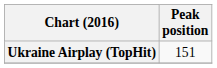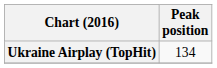(185, 52) 151 -> (185, 52) 134
